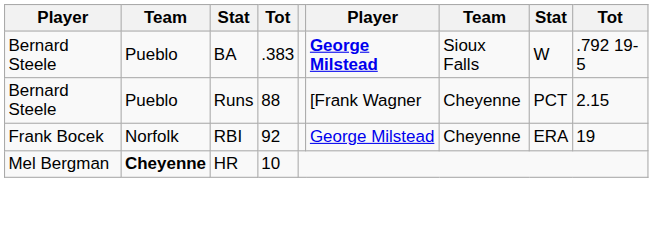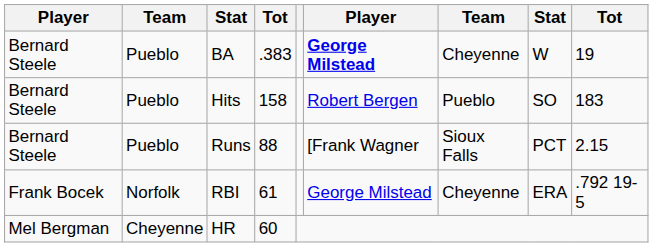(465, 54) Sioux Falls -> (481, 54) Cheyenne
(607, 54) .792 19-5 -> (585, 54) 19
+ row: (226, 100)
(482, 100) Cheyenne -> (463, 146) Sioux Falls
(271, 136) 92 -> (268, 192) 61
(586, 136) 19 -> (606, 192) .792 19-5
(166, 163) bold -> (165, 228) normal
(271, 163) 10 -> (268, 228) 60
